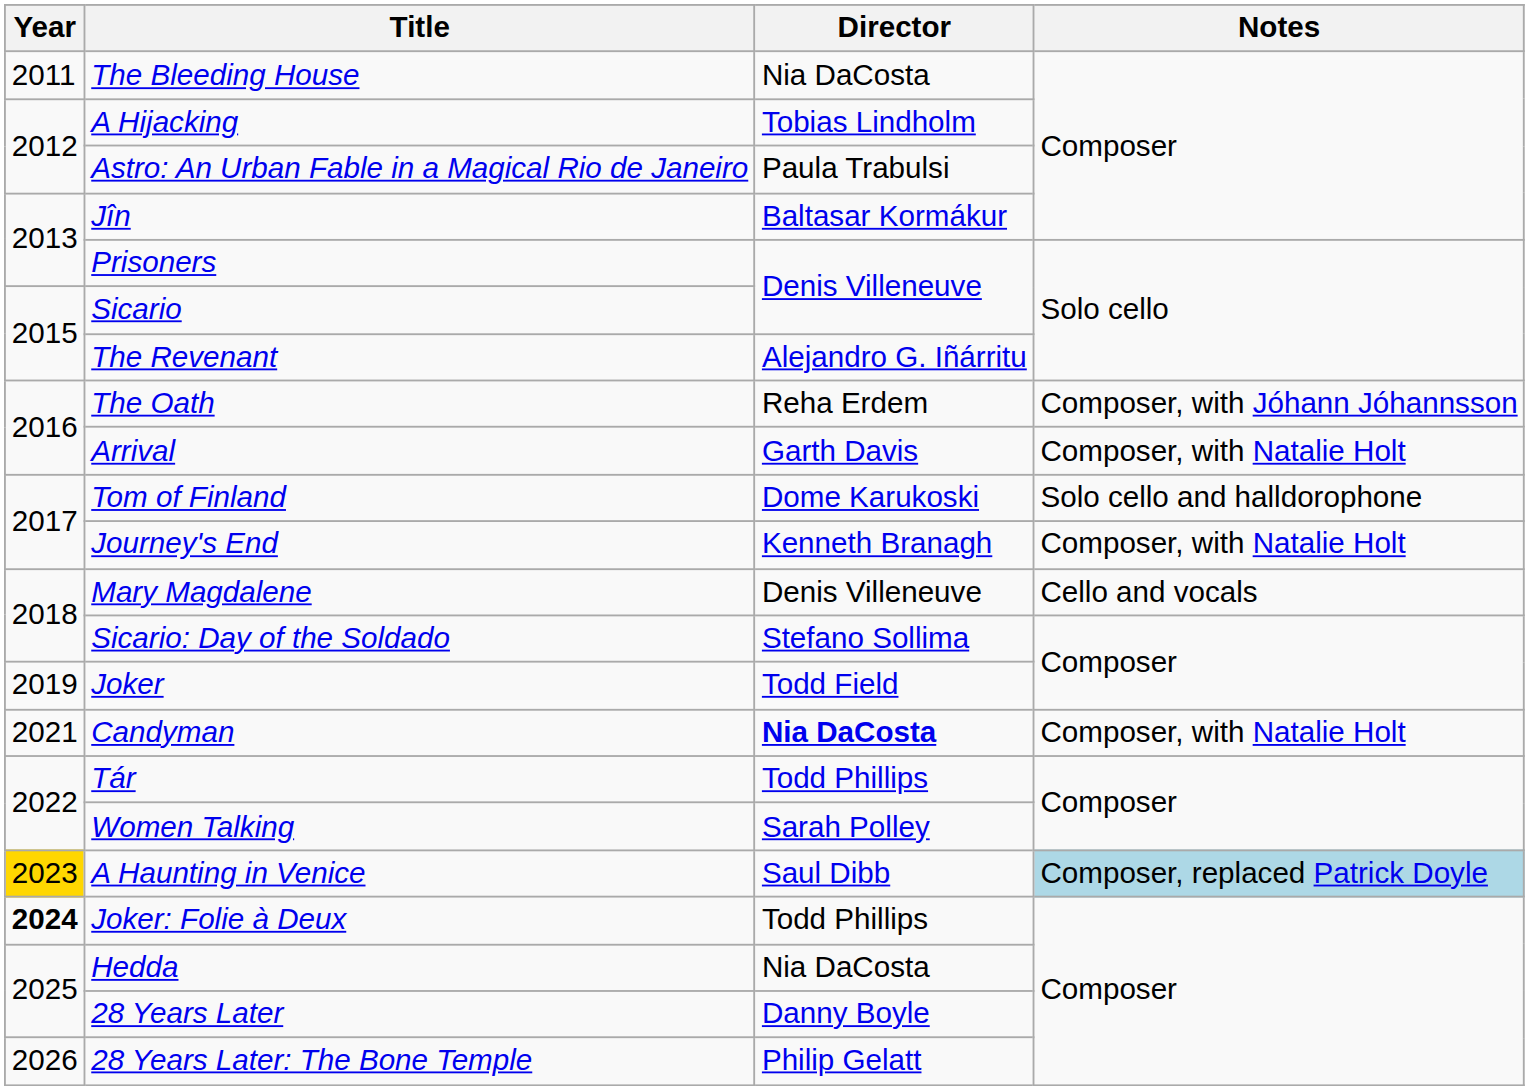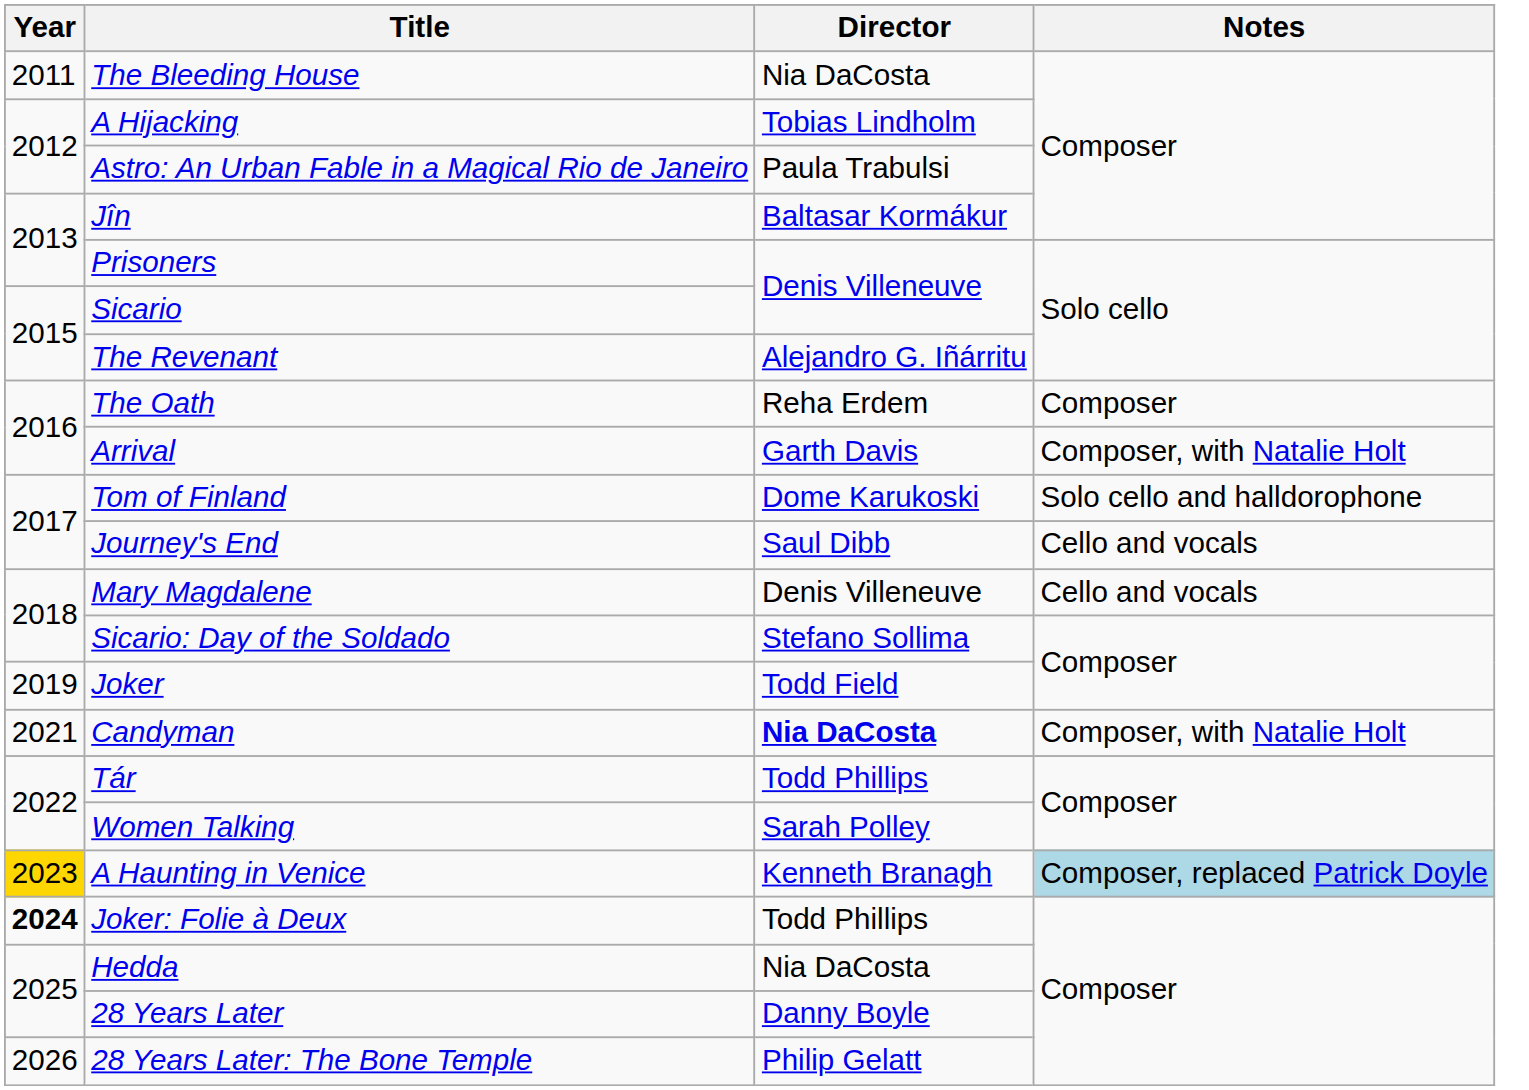(1279, 403) Composer, with Jóhann Jóhannsson -> (1109, 403) Composer
(877, 544) Kenneth Branagh -> (826, 544) Saul Dibb
(1223, 544) Composer, with Natalie Holt -> (1149, 544) Cello and vocals
(826, 872) Saul Dibb -> (877, 872) Kenneth Branagh
